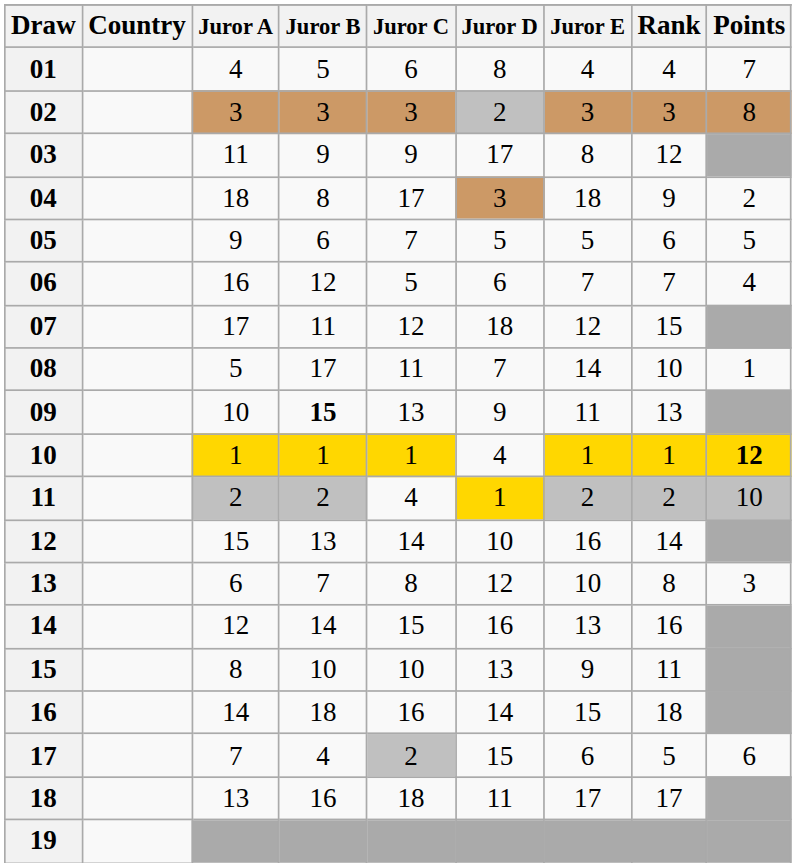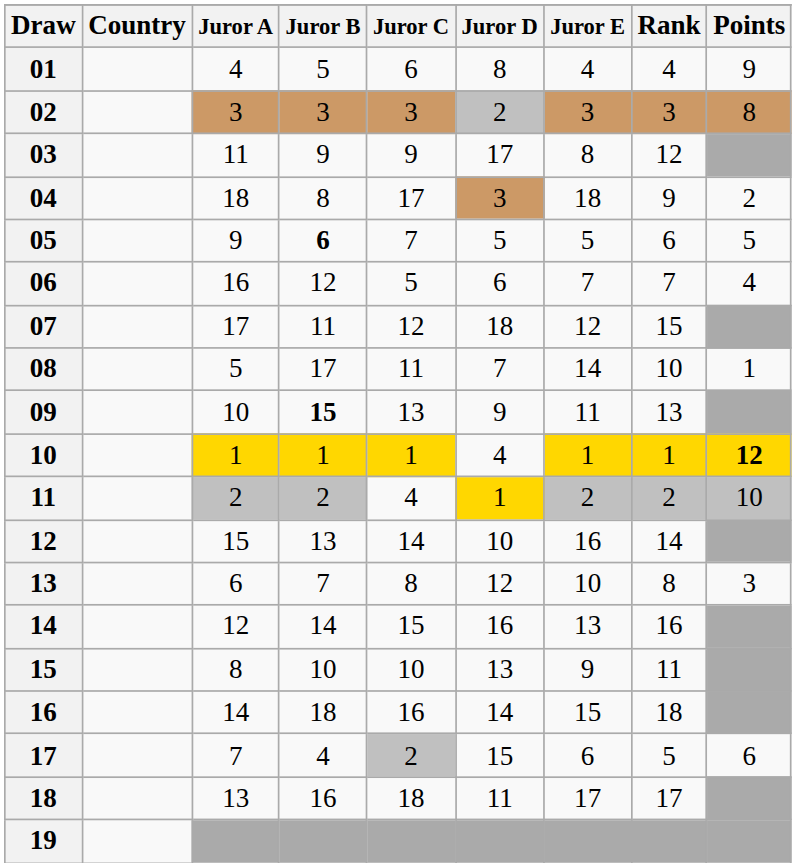(749, 68) 7 -> (749, 68) 9
(323, 240) normal -> (323, 240) bold
